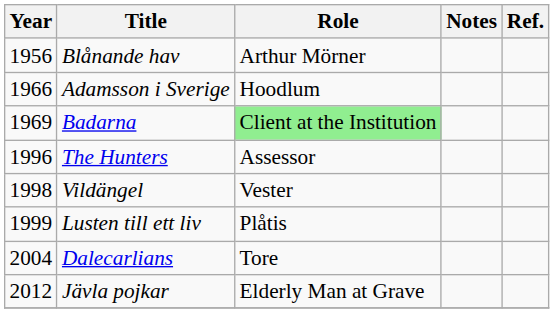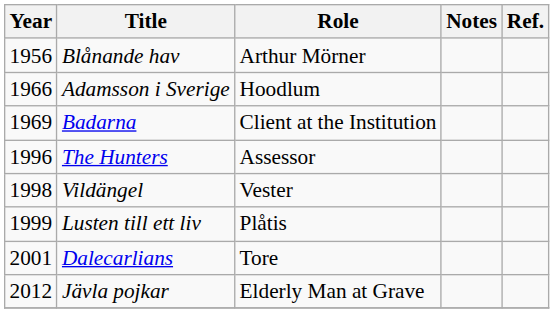(338, 122) lightgreen background -> (338, 122) no background
(31, 257) 2004 -> (31, 257) 2001
